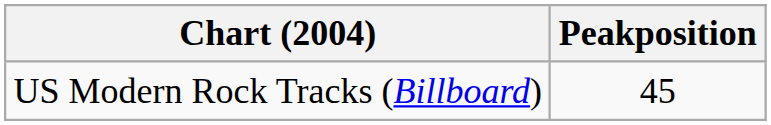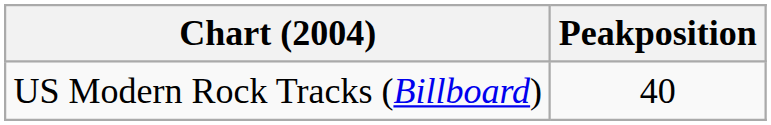(658, 90) 45 -> (658, 90) 40
